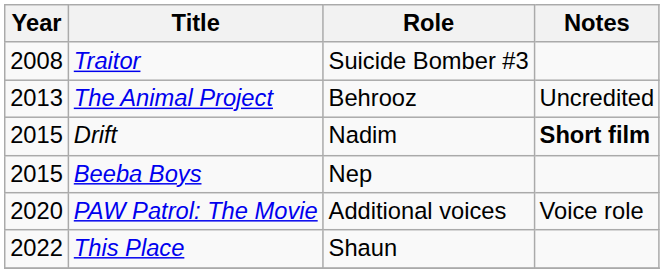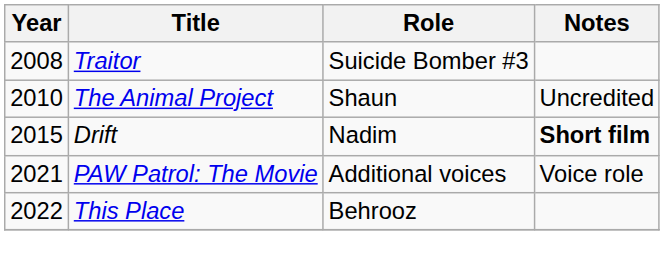(37, 98) 2013 -> (37, 98) 2010
(373, 98) Behrooz -> (363, 98) Shaun
- row: (138, 173)
(37, 211) 2020 -> (37, 173) 2021
(363, 248) Shaun -> (373, 211) Behrooz
